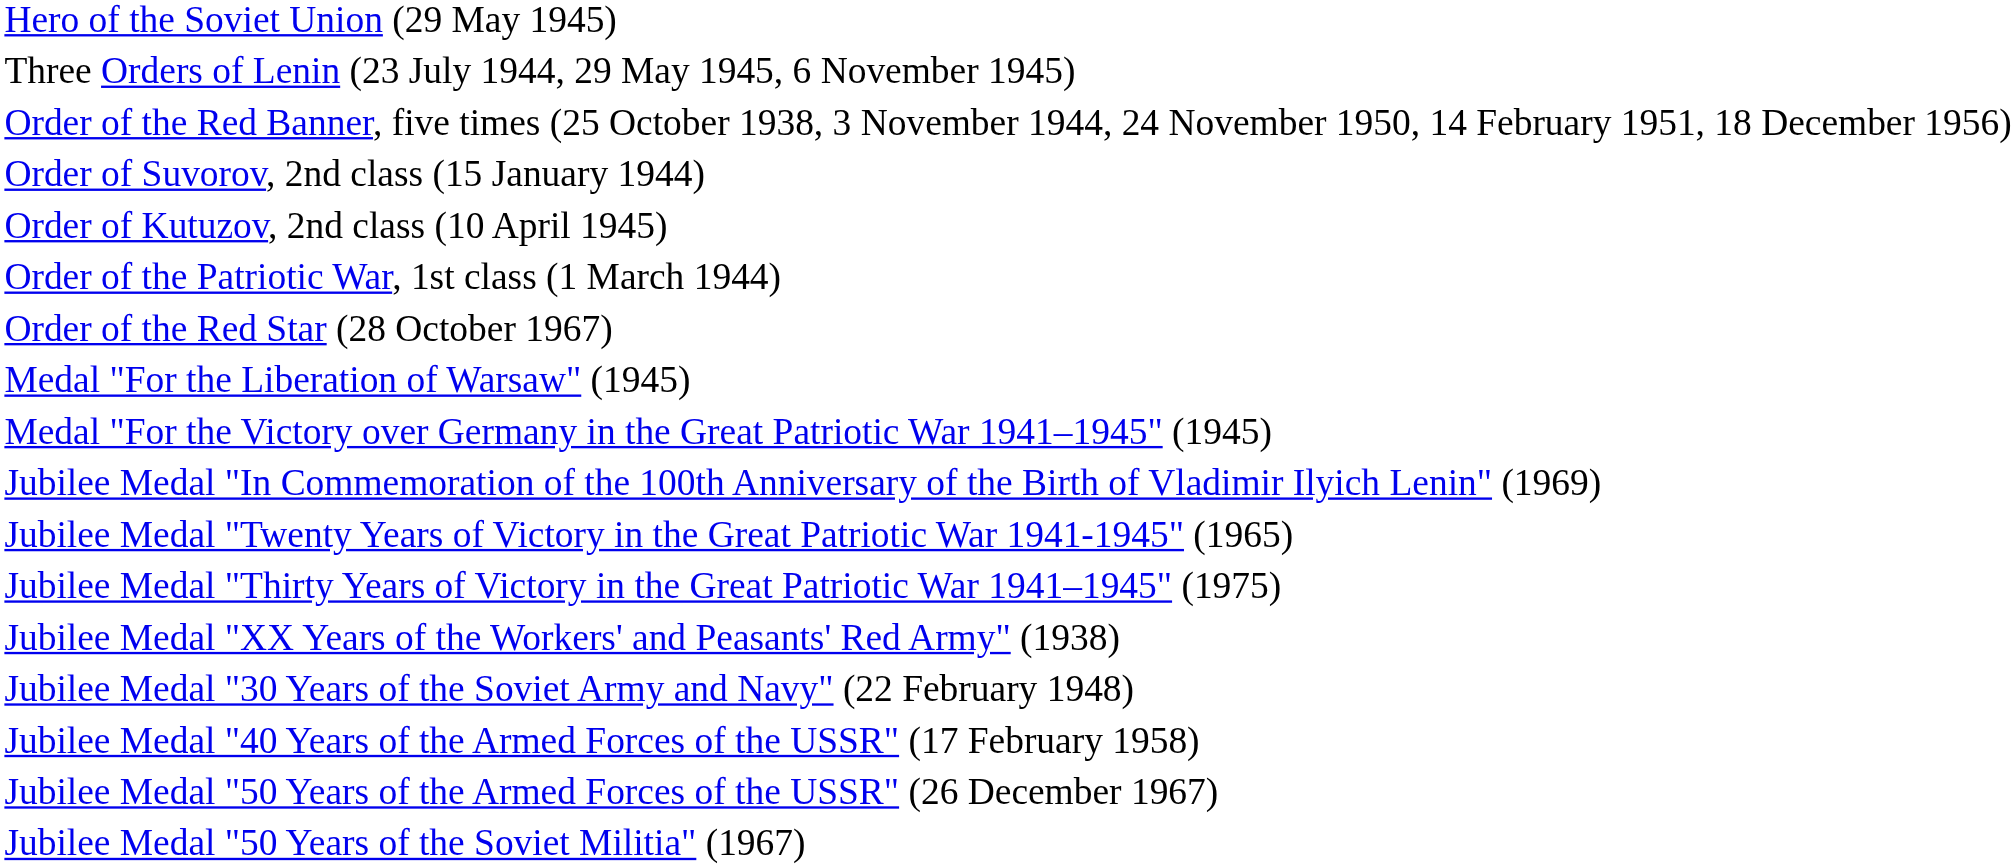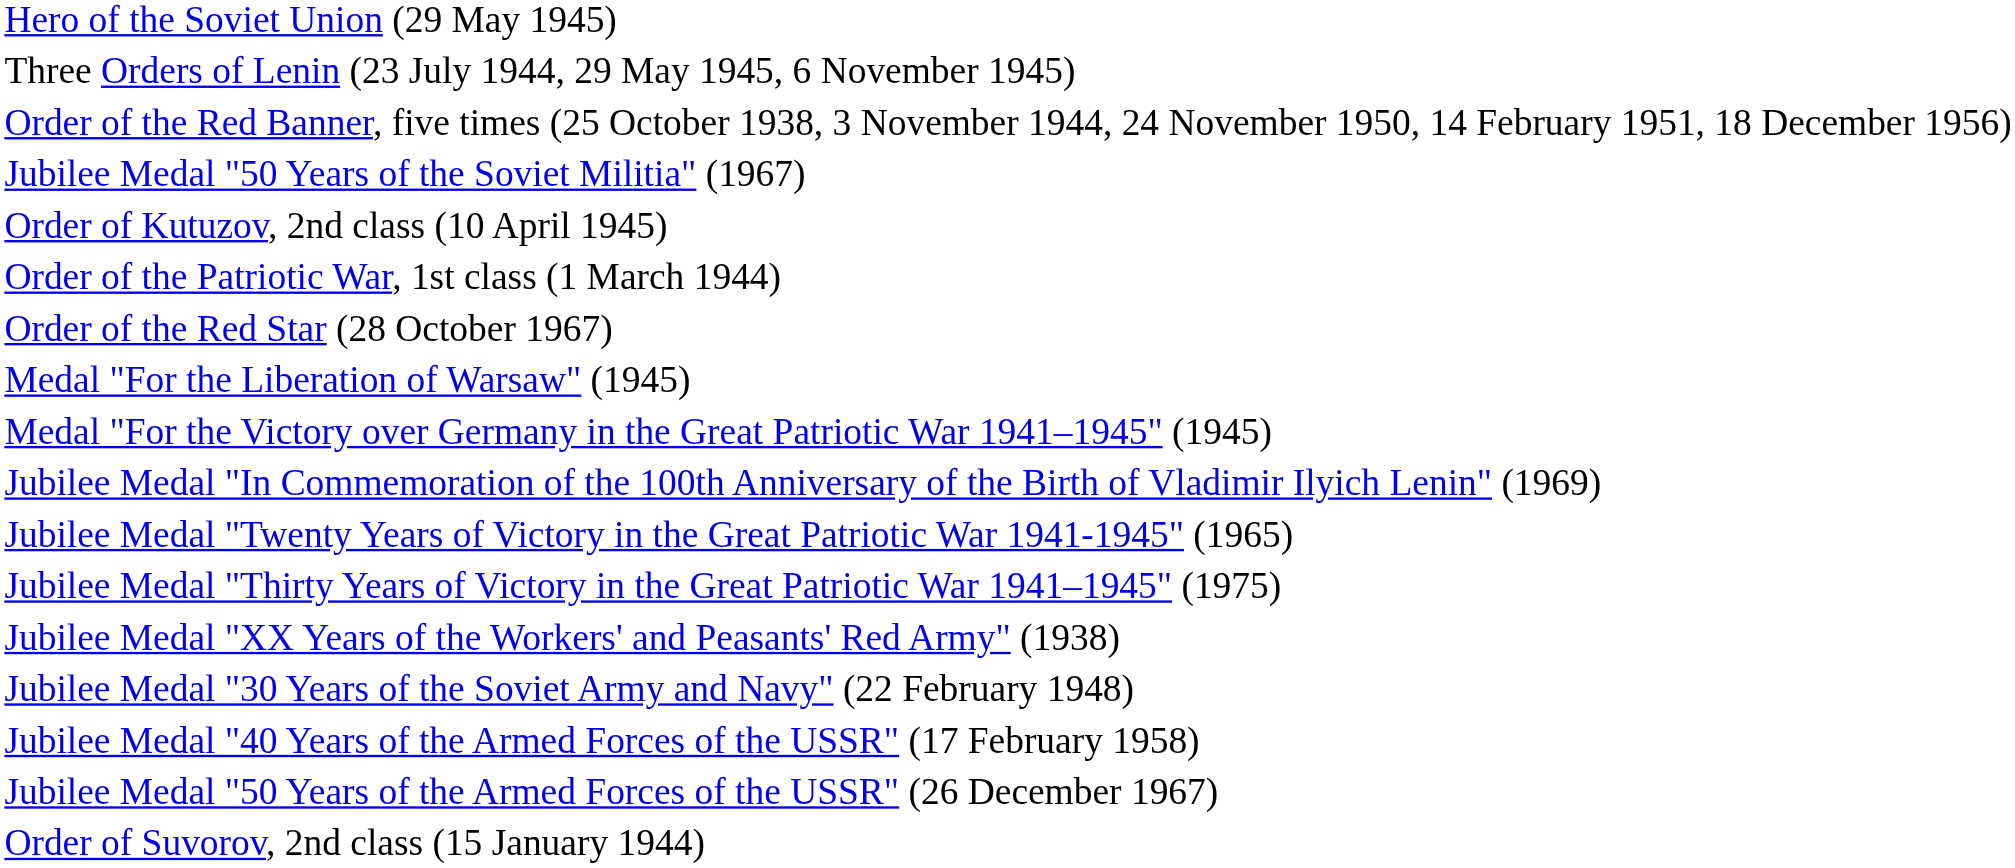rows swapped: (355, 173) <-> (405, 843)
